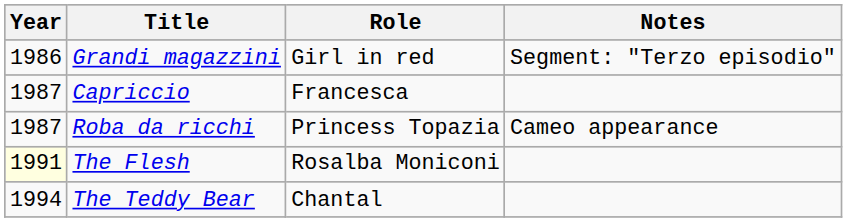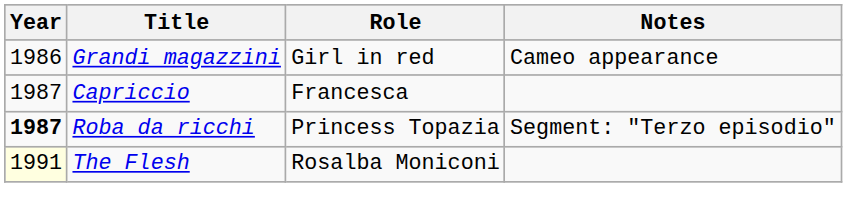(673, 58) Segment: "Terzo episodio" -> (614, 58) Cameo appearance
(36, 129) normal -> (36, 129) bold
(614, 129) Cameo appearance -> (673, 129) Segment: "Terzo episodio"
- row: (164, 199)
